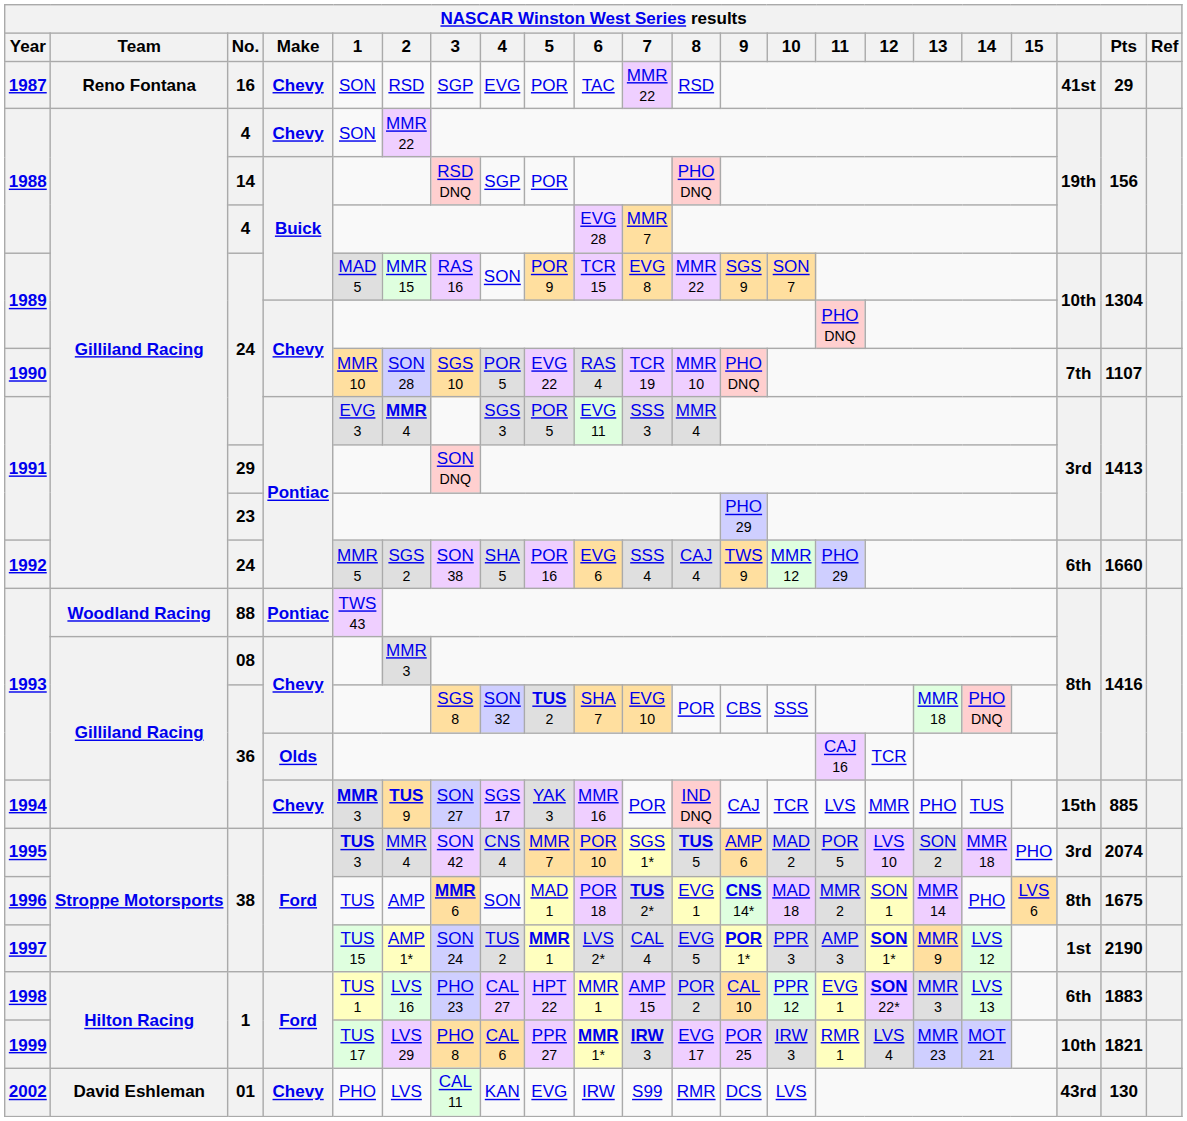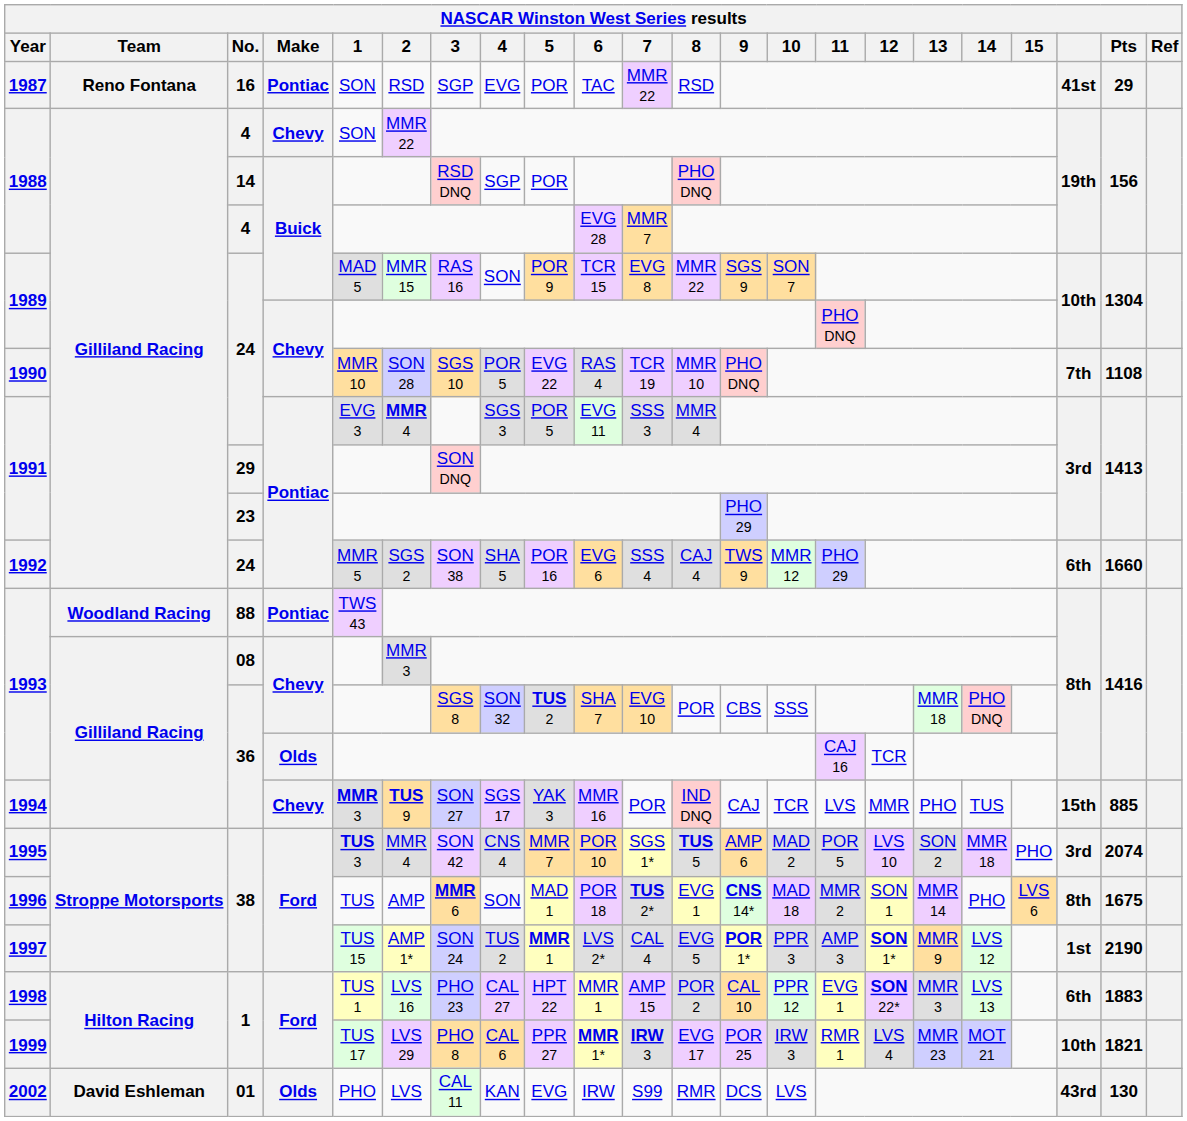(298, 85) Chevy -> (298, 85) Pontiac
(1124, 373) 1107 -> (1124, 373) 1108
(298, 1092) Chevy -> (298, 1092) Olds
